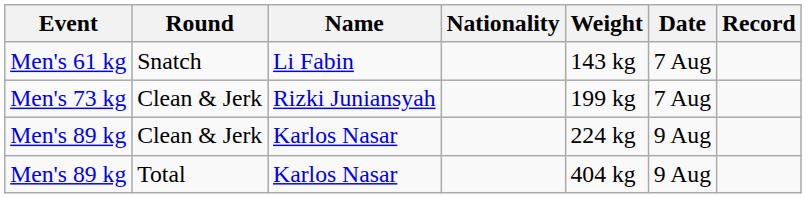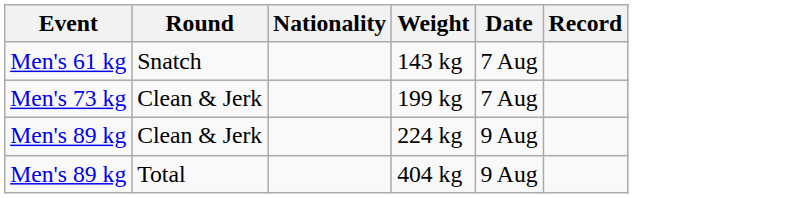- column: (354, 23)
